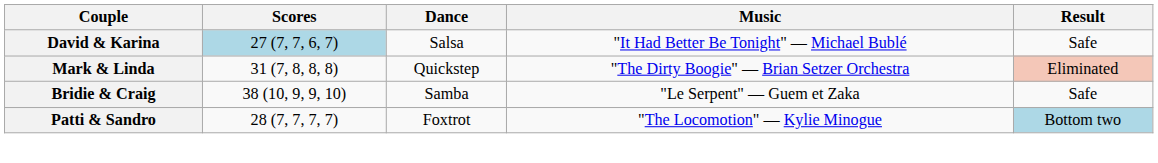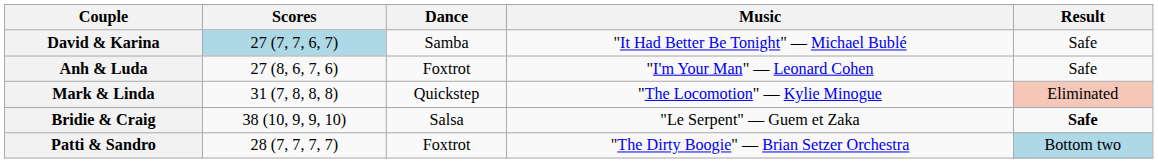(447, 42) Salsa -> (447, 42) Samba
+ row: (103, 68)
(760, 68) "The Dirty Boogie" — Brian Setzer Orchestra -> (760, 94) "The Locomotion" — Kylie Minogue
(447, 94) Samba -> (447, 119) Salsa
(1083, 94) normal -> (1083, 119) bold
(760, 119) "The Locomotion" — Kylie Minogue -> (760, 145) "The Dirty Boogie" — Brian Setzer Orchestra
